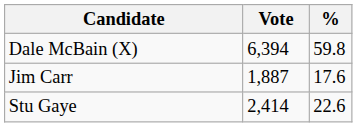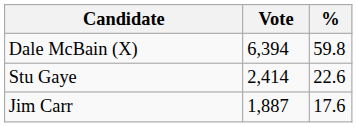rows swapped: (43, 106) <-> (41, 77)
